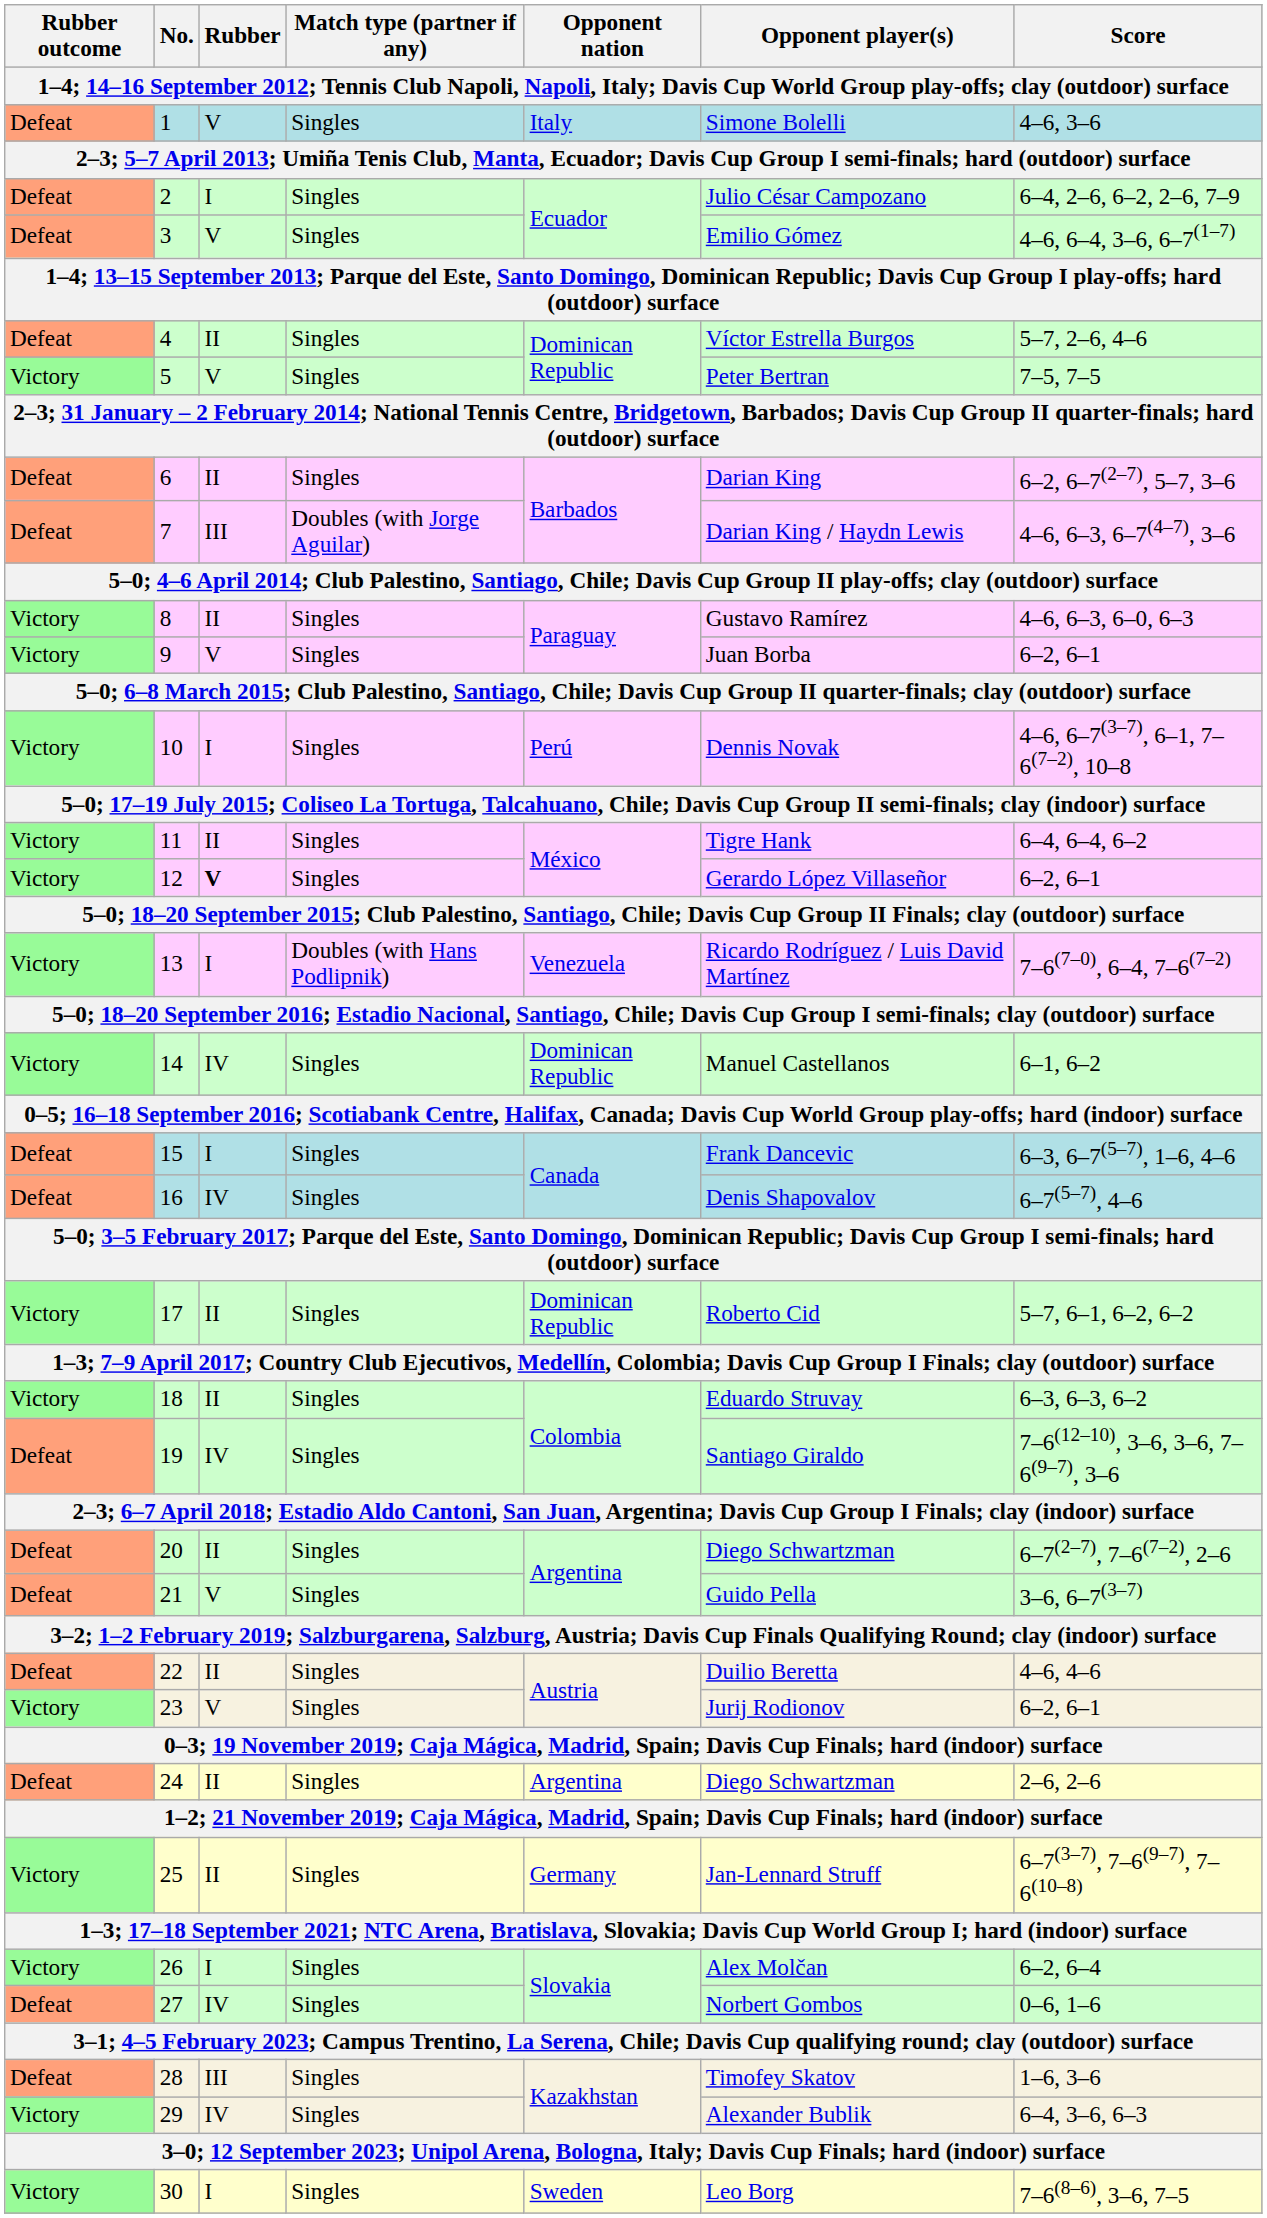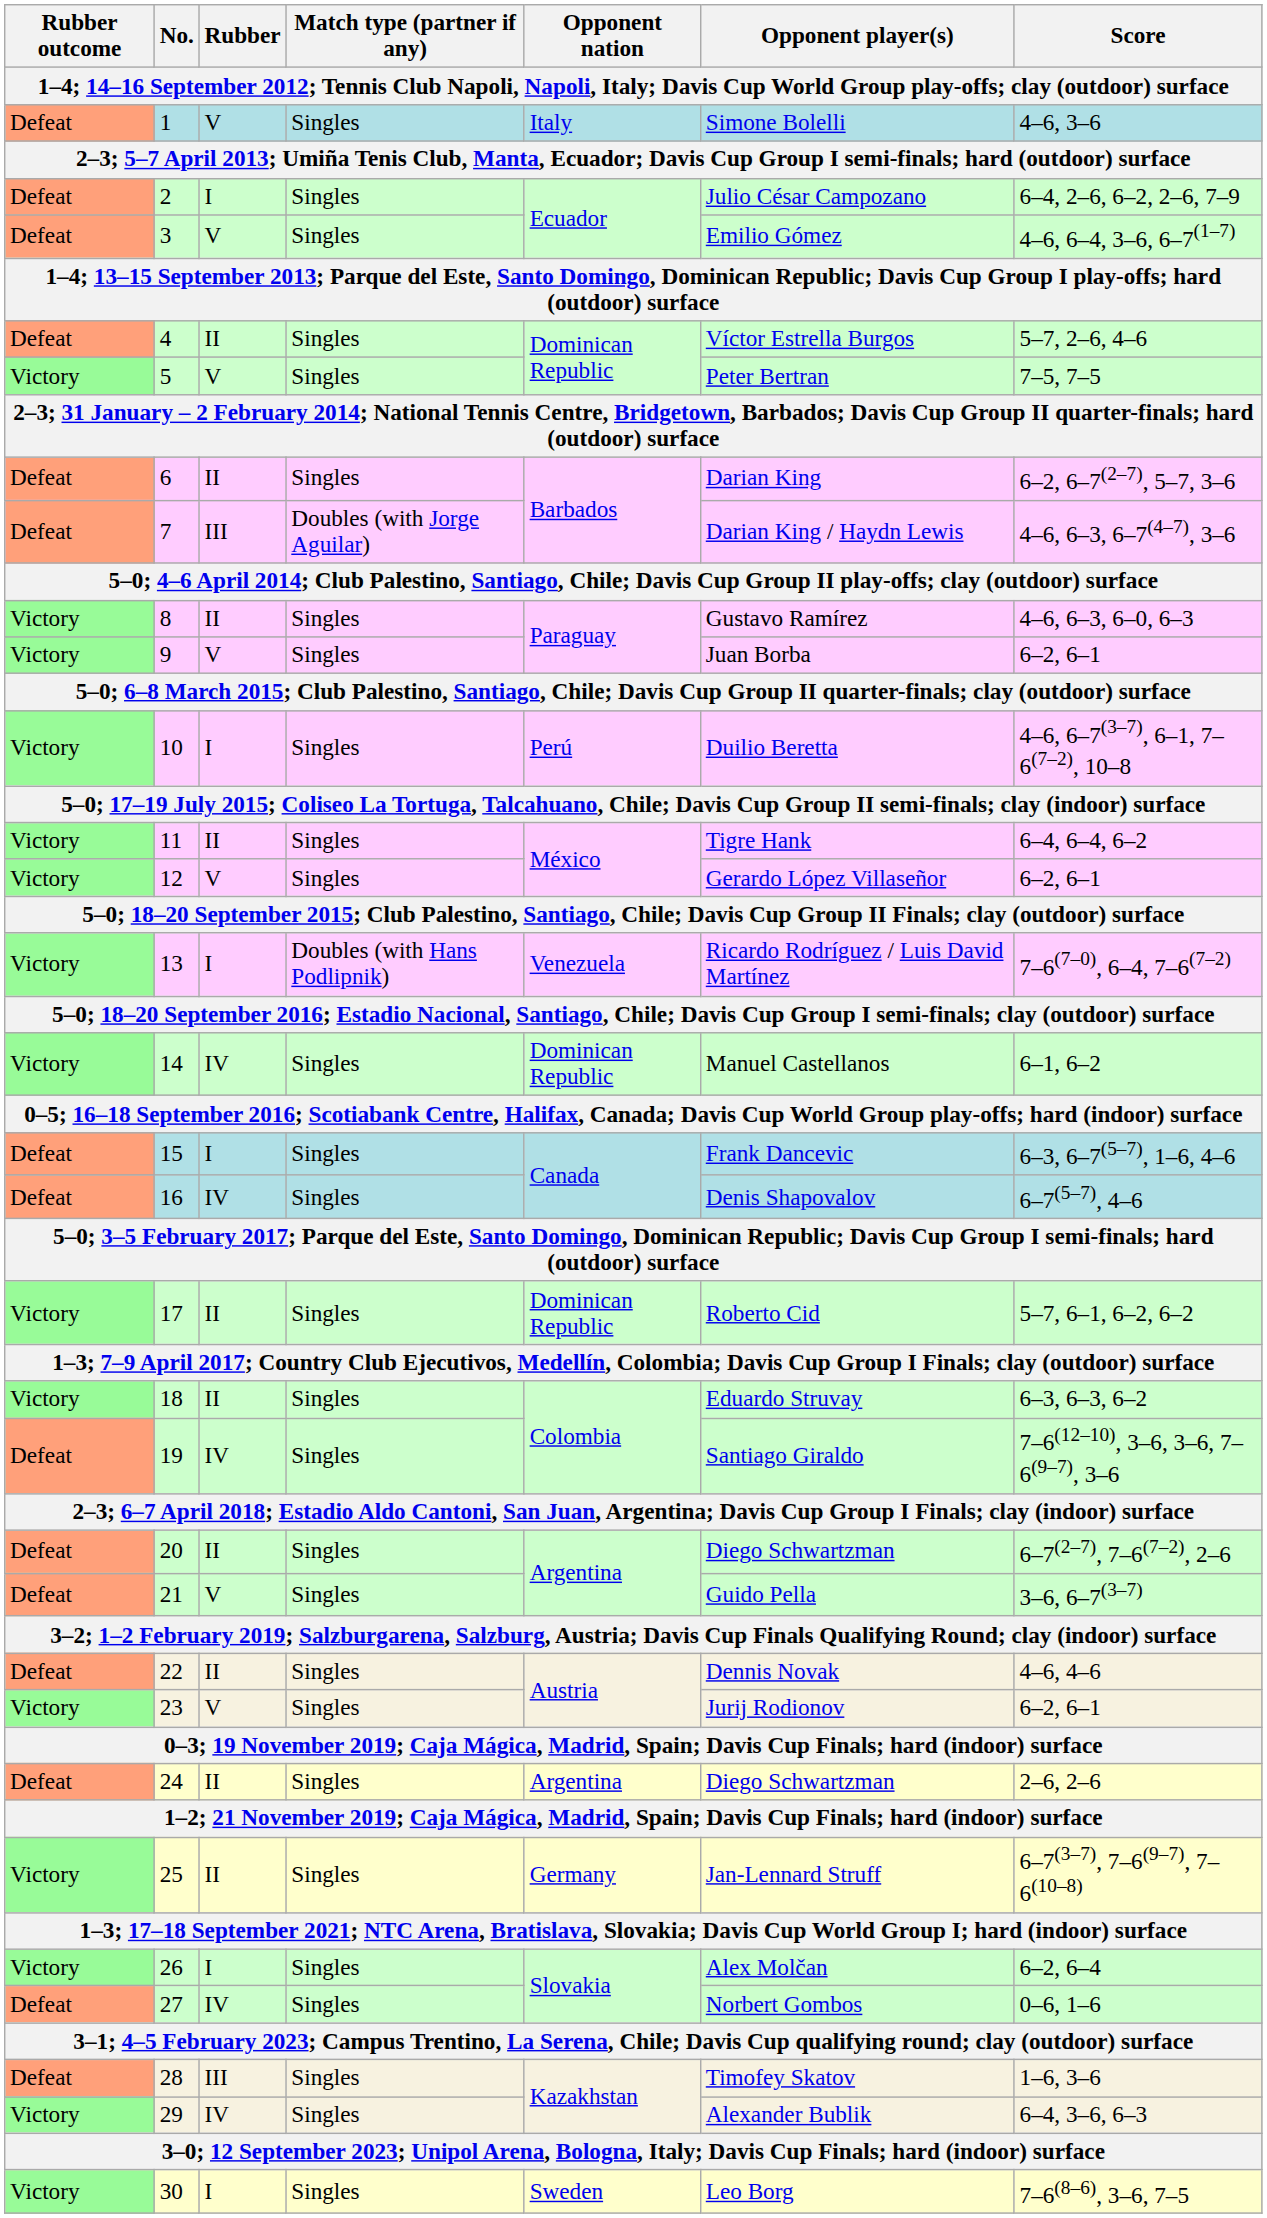(772, 747) Dennis Novak -> (772, 747) Duilio Beretta
(213, 877) bold -> (213, 877) normal
(772, 1671) Duilio Beretta -> (772, 1671) Dennis Novak
